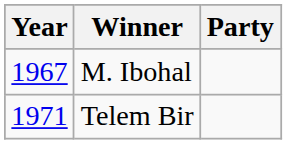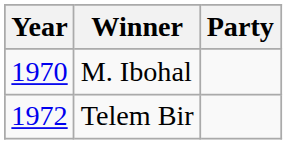(40, 71) 1967 -> (40, 71) 1970
(40, 116) 1971 -> (40, 116) 1972
